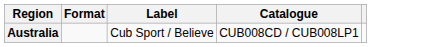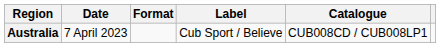+ column: (96, 14)
